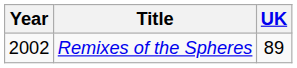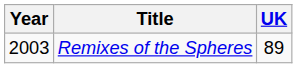(29, 47) 2002 -> (29, 47) 2003
